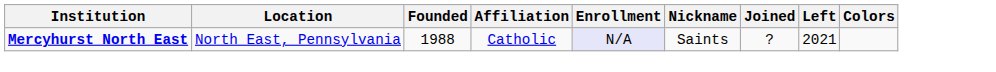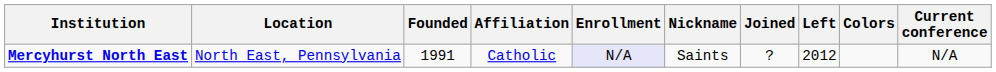+ column: (945, 24)
(438, 40) 1988 -> (438, 56) 1991
(819, 40) 2021 -> (819, 56) 2012
